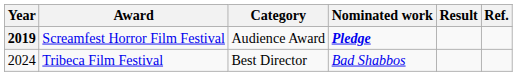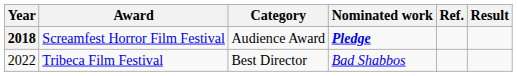columns swapped: (459, 15) <-> (497, 15)
(22, 37) 2019 -> (22, 37) 2018
(22, 60) 2024 -> (22, 60) 2022
